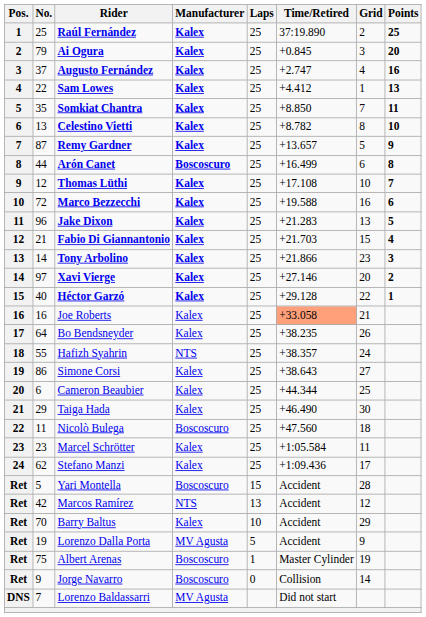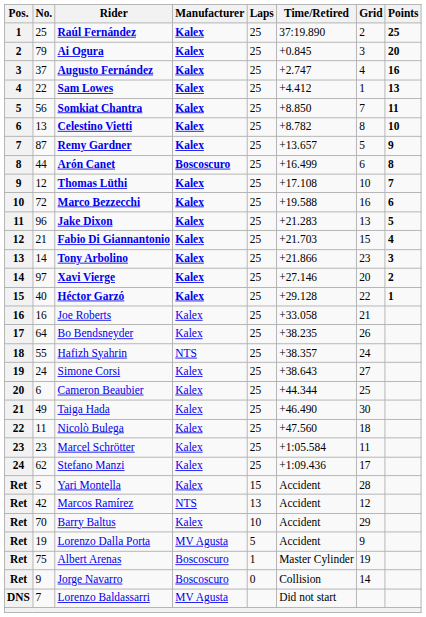(41, 107) 35 -> (41, 107) 56
(298, 315) lightsalmon background -> (298, 315) no background
(41, 371) 86 -> (41, 371) 24
(41, 409) 29 -> (41, 409) 49
(202, 428) Boscoscuro -> (189, 428) Kalex
(202, 484) Boscoscuro -> (189, 484) Kalex
